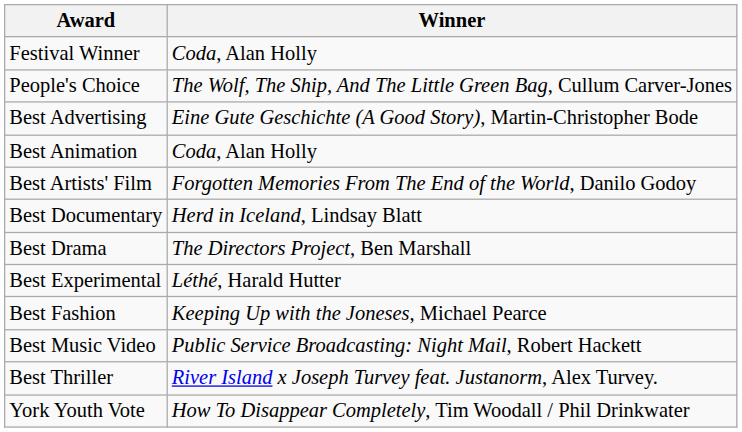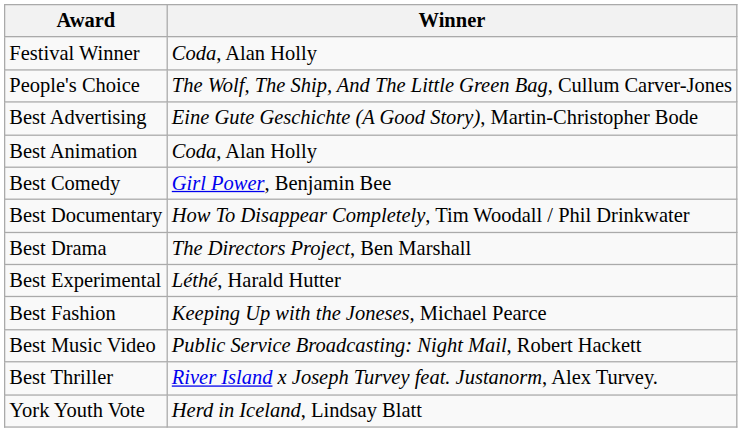- row: (81, 183)
+ row: (65, 183)
(297, 215) Herd in Iceland, Lindsay Blatt -> (431, 215) How To Disappear Completely, Tim Woodall / Phil Drinkwater
(431, 410) How To Disappear Completely, Tim Woodall / Phil Drinkwater -> (297, 410) Herd in Iceland, Lindsay Blatt
